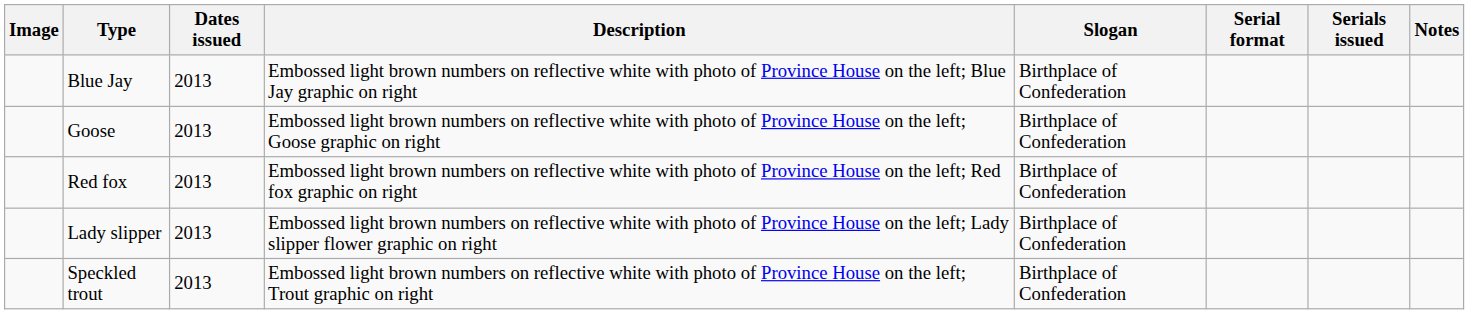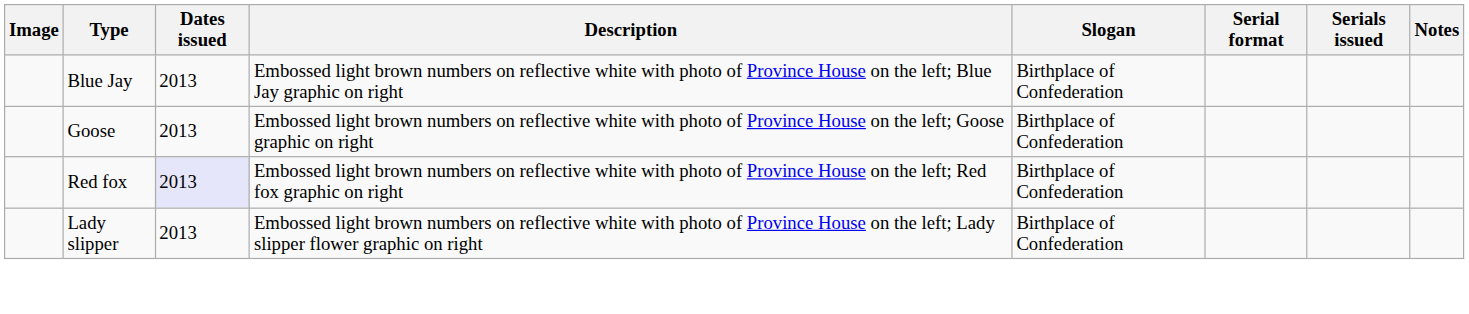(193, 182) no background -> (178, 182) lavender background
- row: (102, 283)
